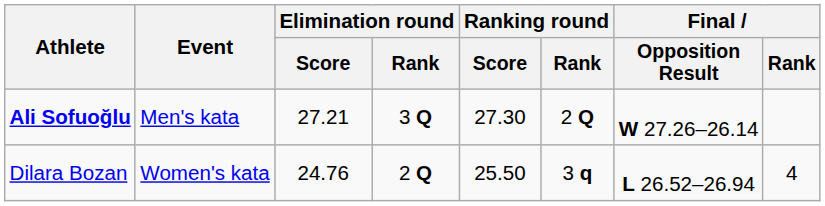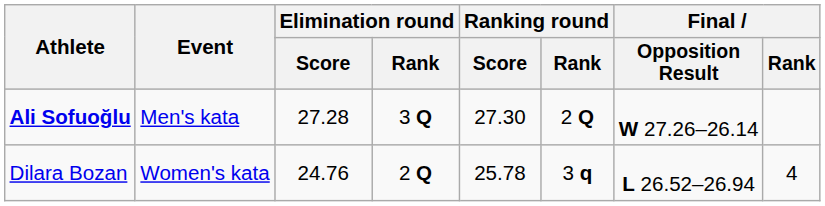(323, 117) 27.21 -> (323, 117) 27.28
(500, 173) 25.50 -> (500, 173) 25.78
